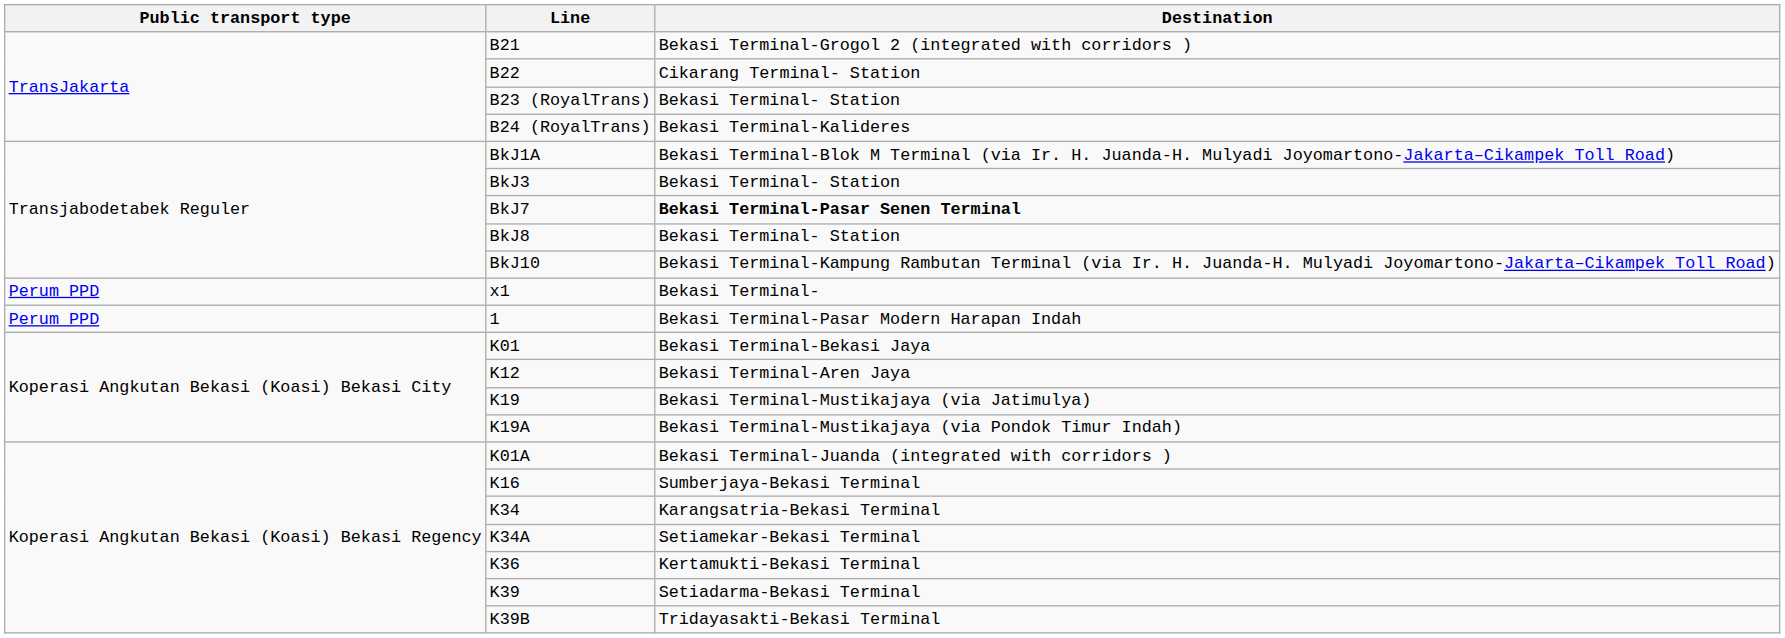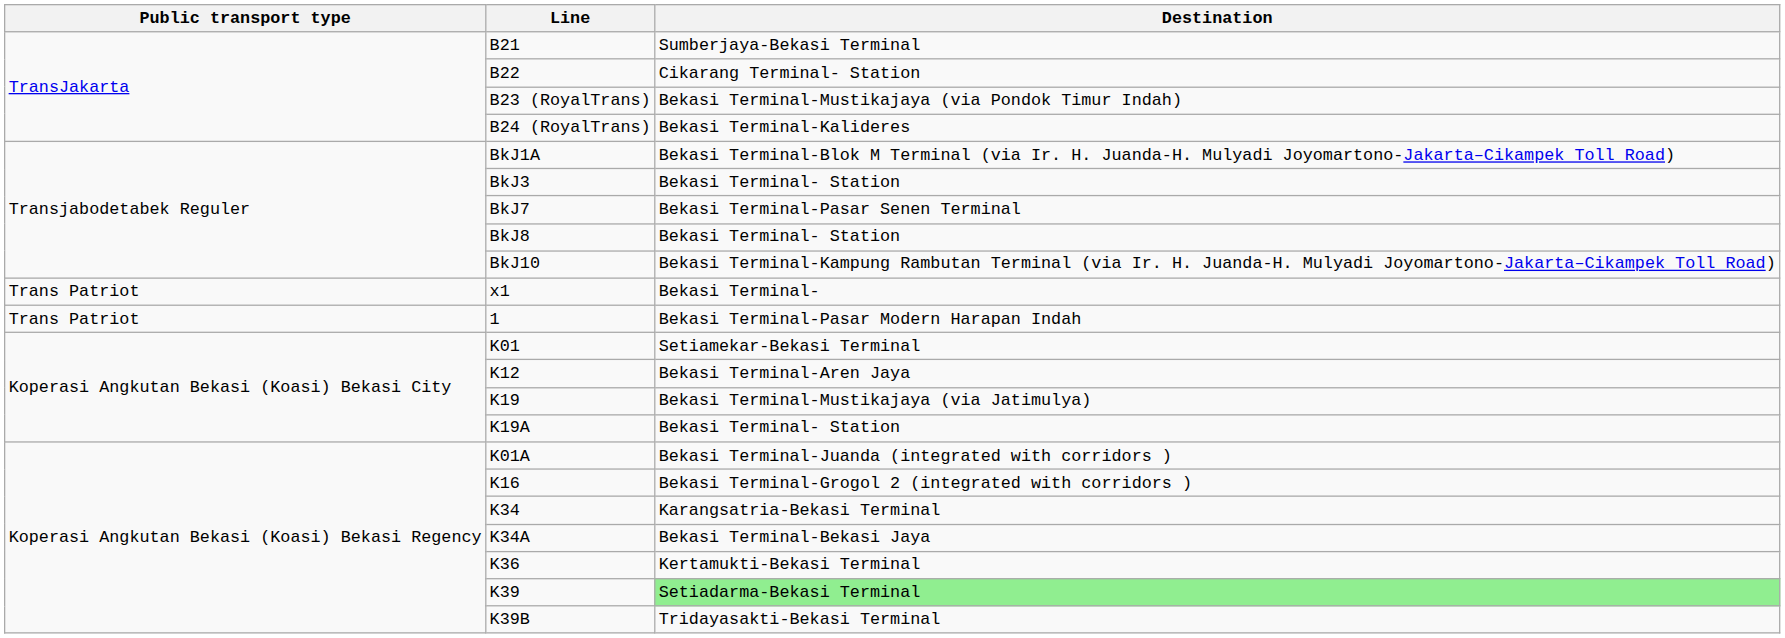(925, 46) Bekasi Terminal-Grogol 2 (integrated with corridors ) -> (789, 46) Sumberjaya-Bekasi Terminal
(779, 100) Bekasi Terminal- Station -> (920, 100) Bekasi Terminal-Mustikajaya (via Pondok Timur Indah)
(840, 210) bold -> (840, 210) normal
(54, 292) Perum PPD -> (74, 292) Trans Patriot
(54, 319) Perum PPD -> (74, 319) Trans Patriot
(794, 346) Bekasi Terminal-Bekasi Jaya -> (789, 346) Setiamekar-Bekasi Terminal
(920, 428) Bekasi Terminal-Mustikajaya (via Pondok Timur Indah) -> (779, 428) Bekasi Terminal- Station
(789, 483) Sumberjaya-Bekasi Terminal -> (925, 483) Bekasi Terminal-Grogol 2 (integrated with corridors )
(789, 538) Setiamekar-Bekasi Terminal -> (794, 538) Bekasi Terminal-Bekasi Jaya
(789, 592) no background -> (789, 592) lightgreen background
